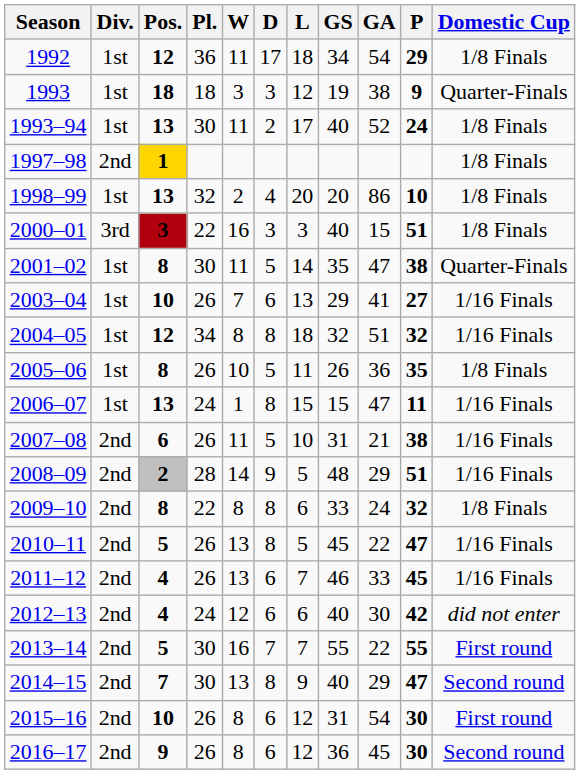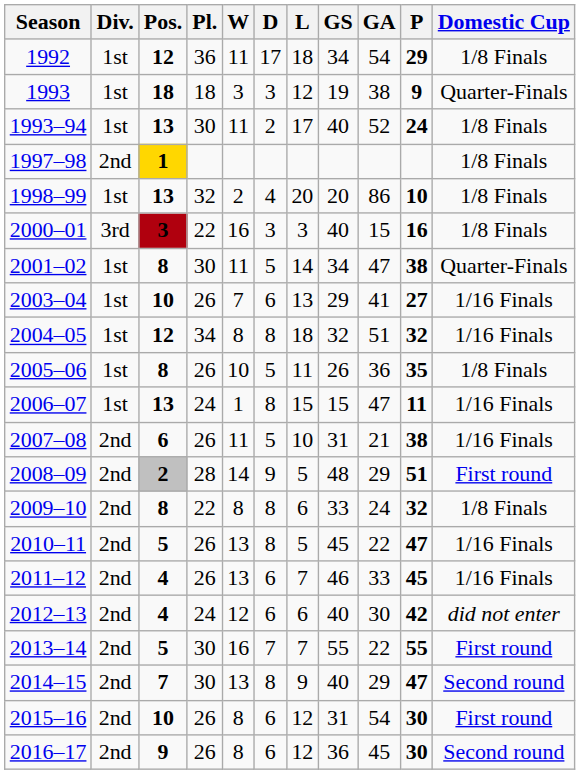(417, 230) 51 -> (417, 230) 16
(338, 265) 35 -> (338, 265) 34
(504, 473) 1/16 Finals -> (504, 473) First round
